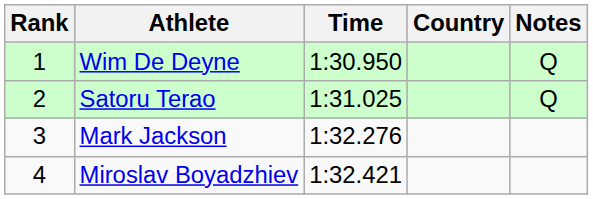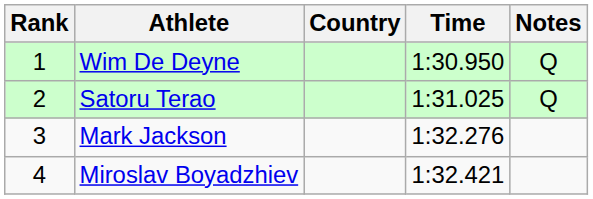columns swapped: (459, 23) <-> (356, 23)
